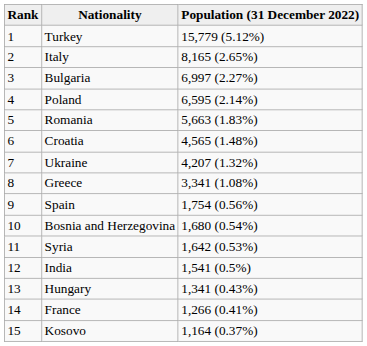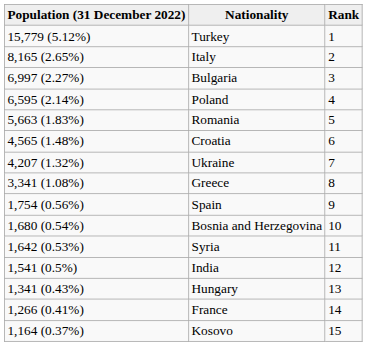columns swapped: (23, 15) <-> (270, 15)
